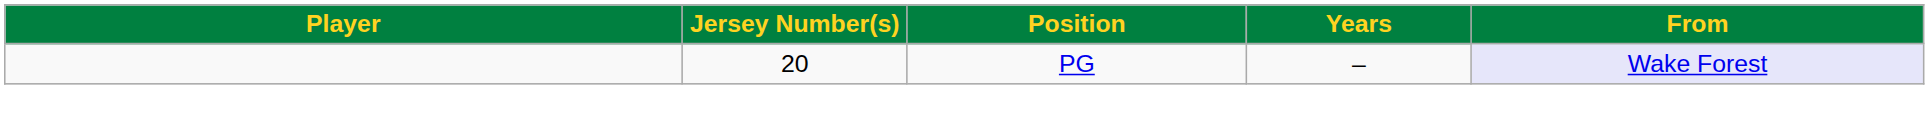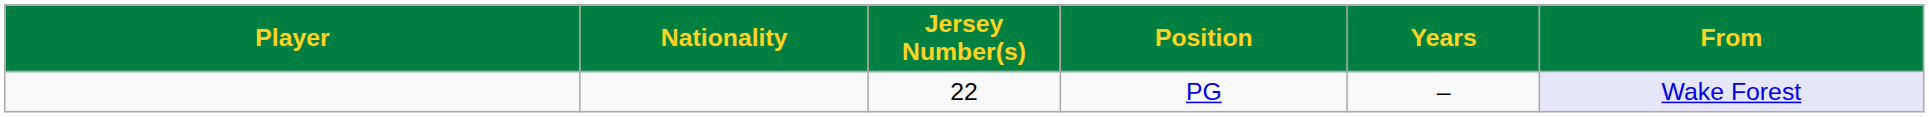+ column: (724, 38)
(795, 63) 20 -> (964, 91) 22
